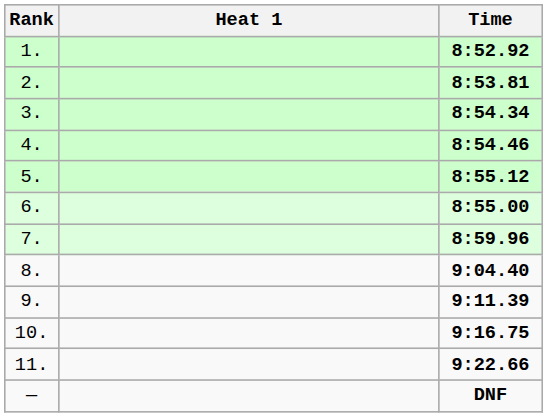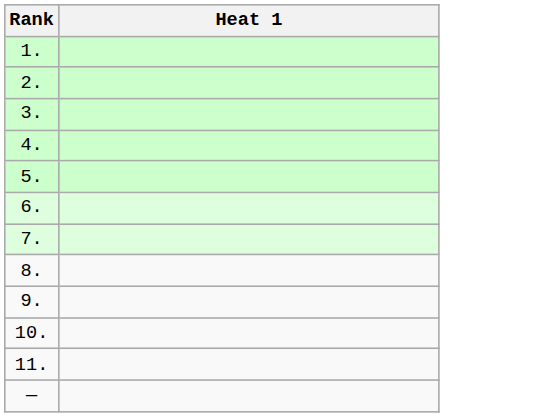- column: (490, 20)
